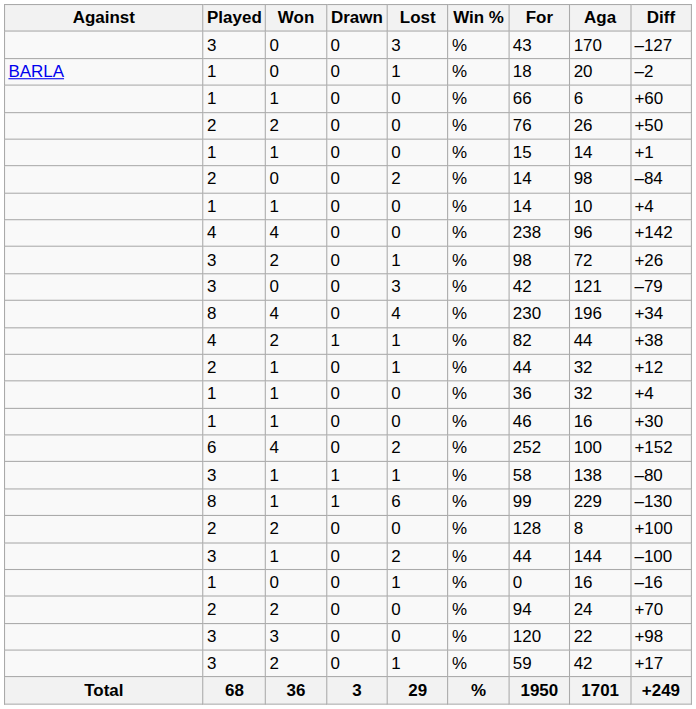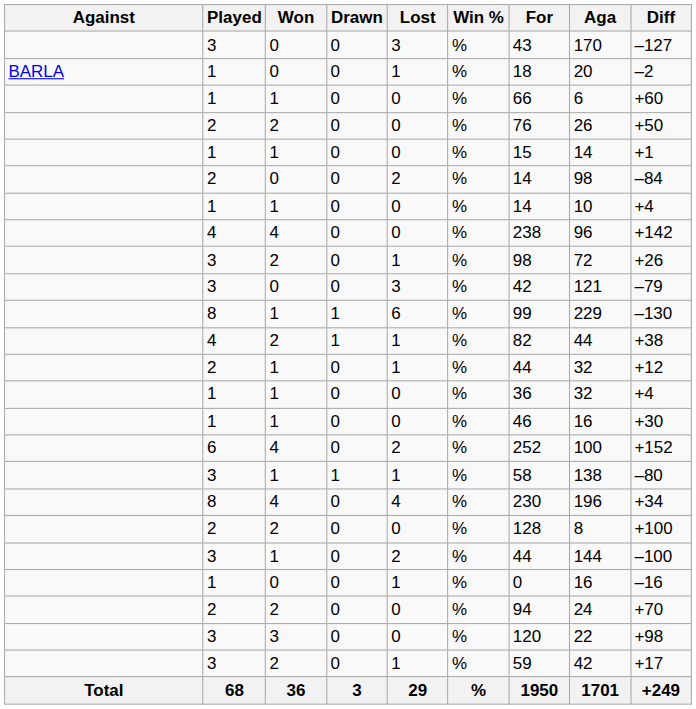rows swapped: (212, 502) <-> (212, 313)
